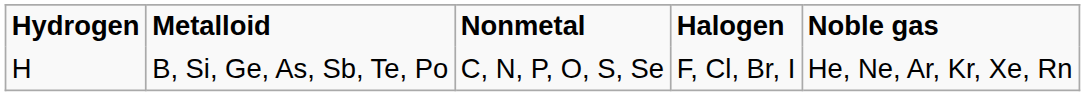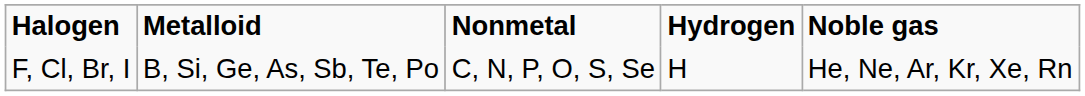columns swapped: (76, 26) <-> (731, 26)
